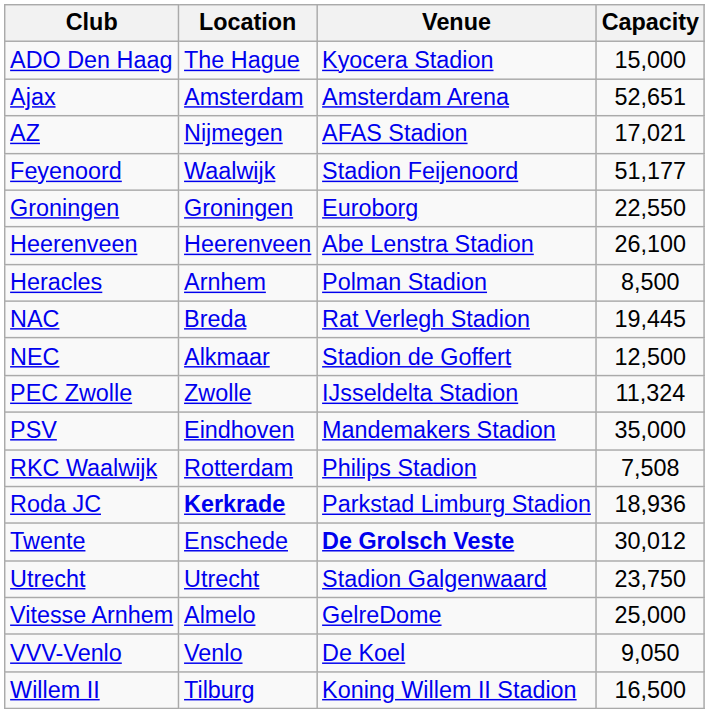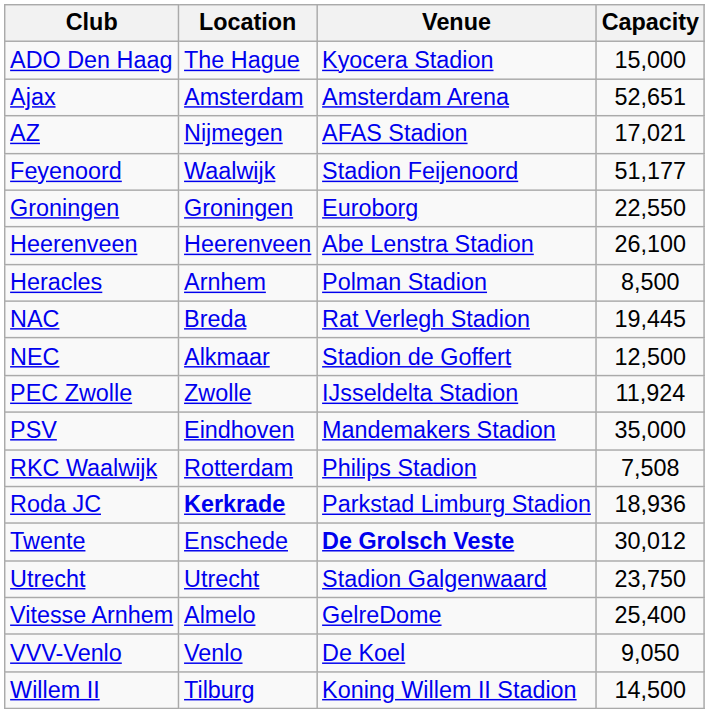(650, 393) 11,324 -> (650, 393) 11,924
(650, 615) 25,000 -> (650, 615) 25,400
(650, 689) 16,500 -> (650, 689) 14,500
